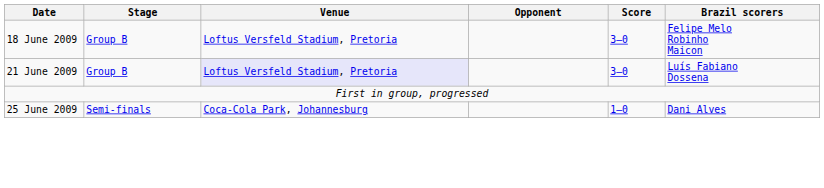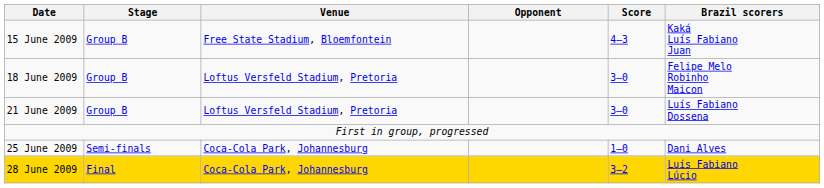+ row: (42, 39)
(300, 72) lavender background -> (300, 111) no background
+ row: (42, 170)
